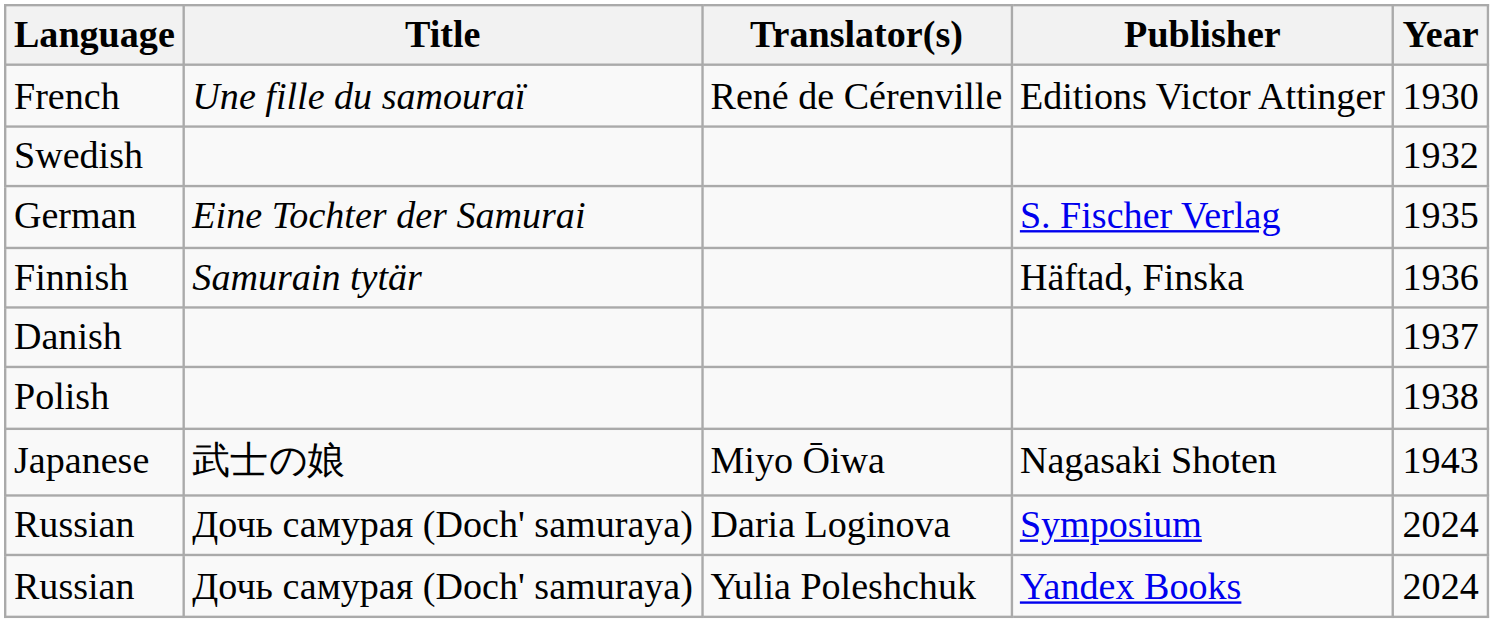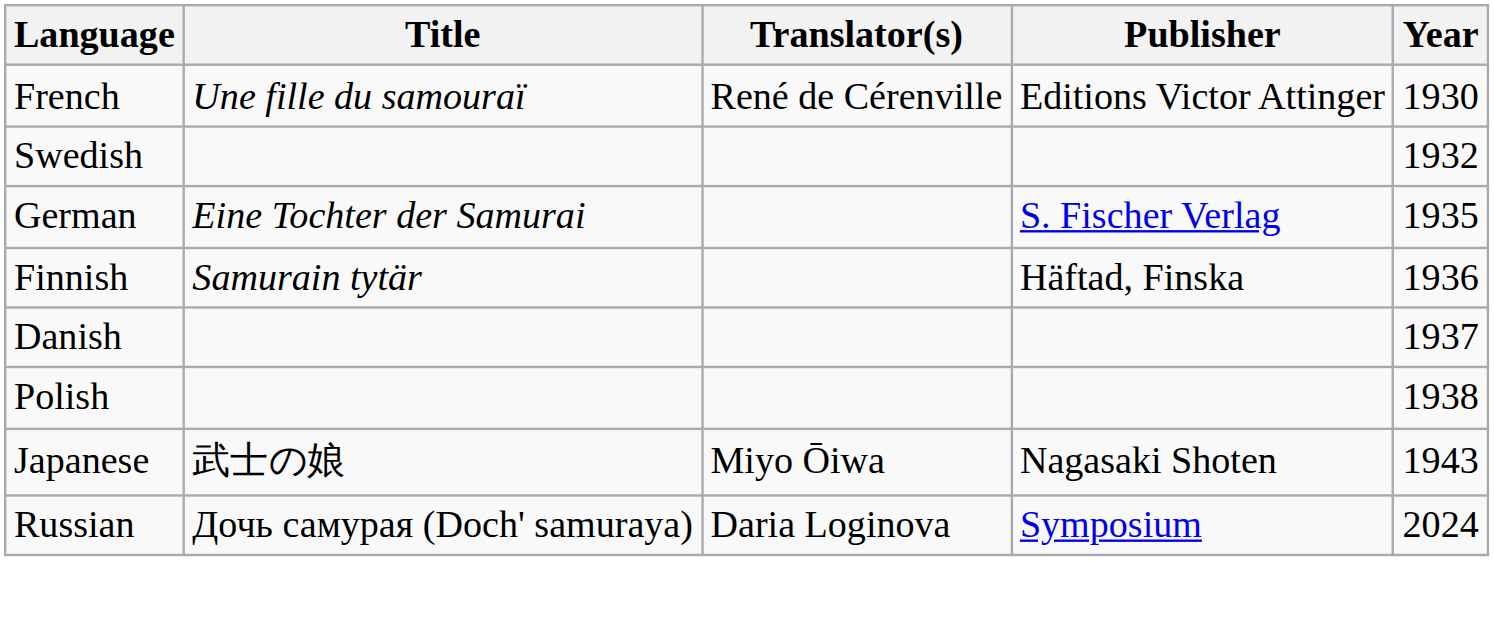- row: (74, 585)
